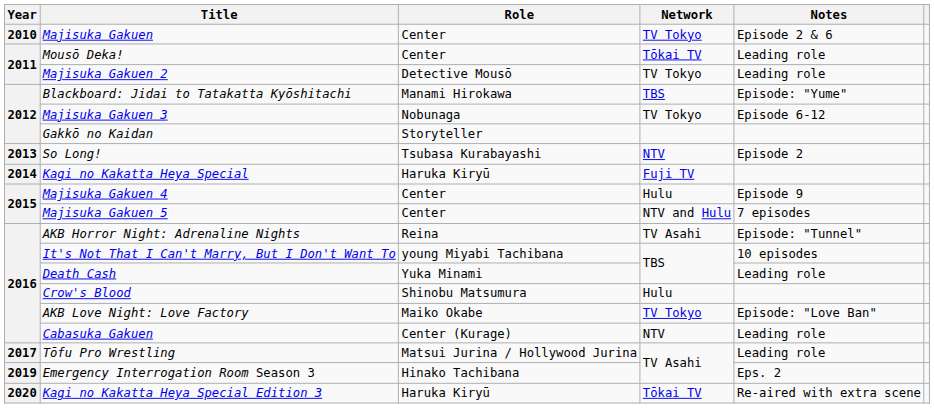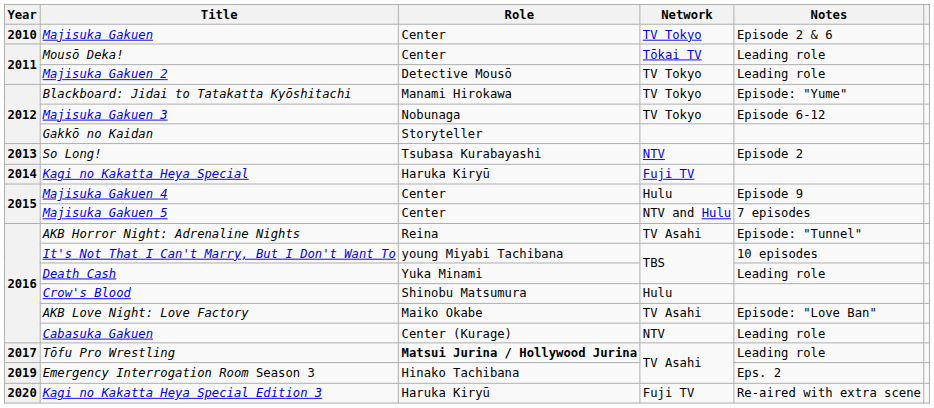(654, 94) TBS -> (672, 94) TV Tokyo
(672, 313) TV Tokyo -> (672, 313) TV Asahi
(519, 353) normal -> (519, 353) bold
(672, 393) Tōkai TV -> (669, 393) Fuji TV
